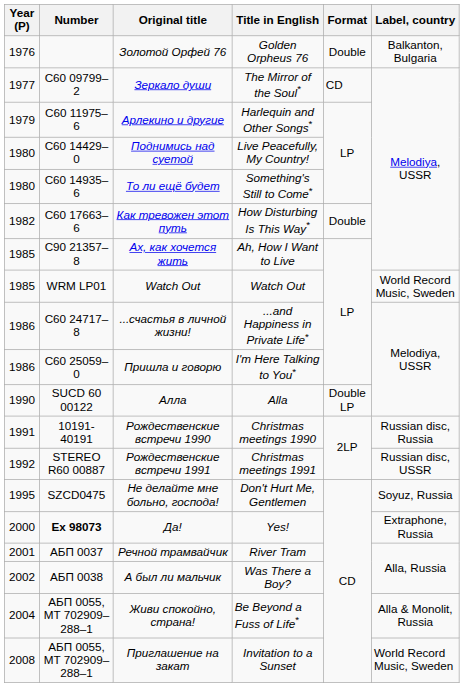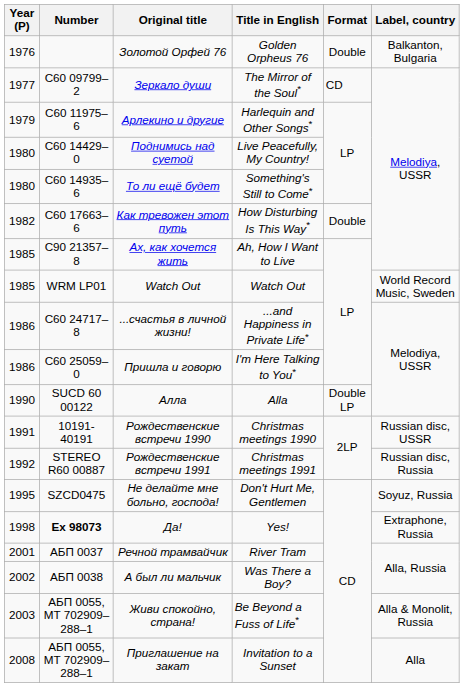(415, 432) Russian disc, Russia -> (415, 432) Russian disc, USSR
(415, 464) Russian disc, USSR -> (415, 464) Russian disc, Russia
(22, 527) 2000 -> (22, 527) 1998
(22, 615) 2004 -> (22, 615) 2003
(414, 660) World Record Music, Sweden -> (415, 660) Alla
